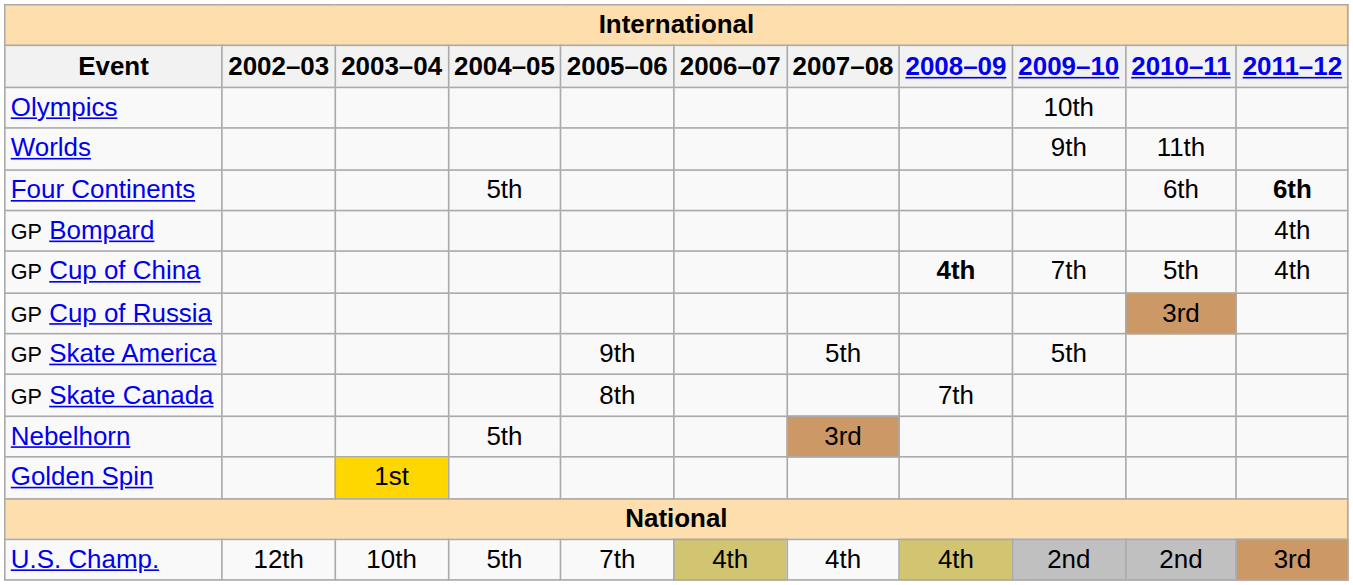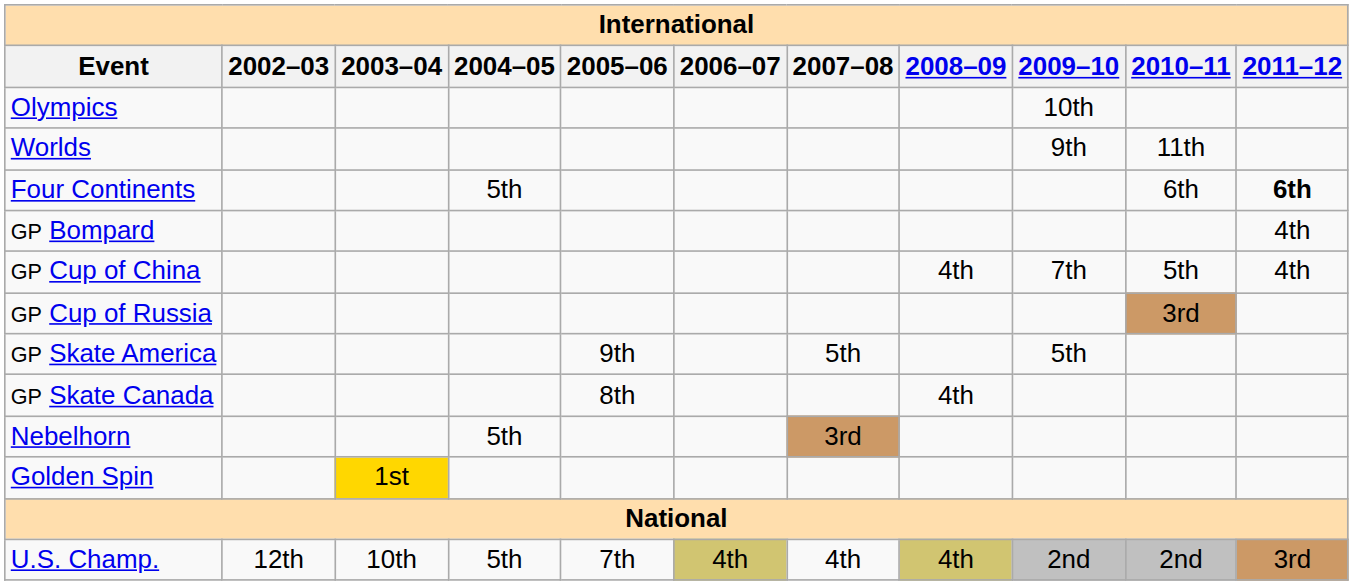(956, 271) bold -> (956, 271) normal
(956, 395) 7th -> (956, 395) 4th
